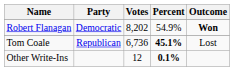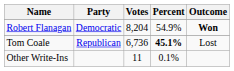(137, 27) 8,202 -> (137, 27) 8,204
(137, 58) 12 -> (137, 58) 11
(169, 58) bold -> (169, 58) normal
